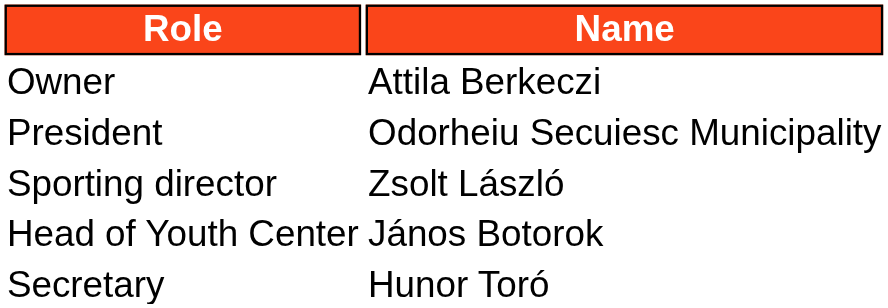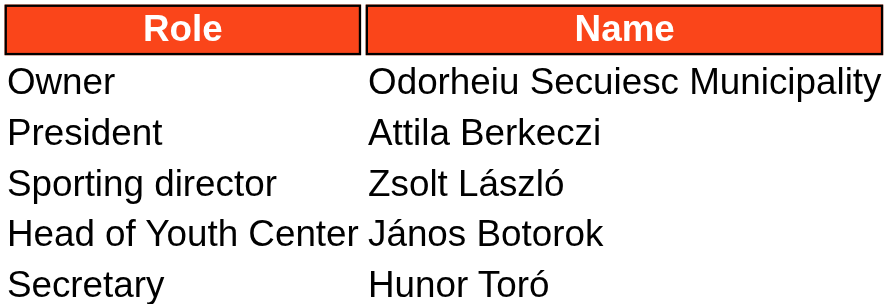(485, 82) Attila Berkeczi -> (625, 82) Odorheiu Secuiesc Municipality
(625, 132) Odorheiu Secuiesc Municipality -> (485, 132) Attila Berkeczi
